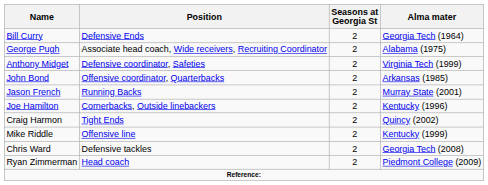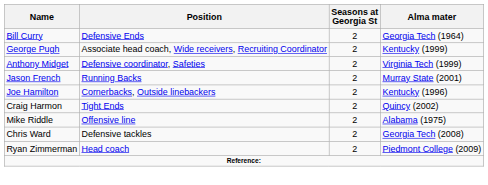(414, 50) Alabama (1975) -> (415, 50) Kentucky (1999)
- row: (28, 78)
(415, 135) Kentucky (1999) -> (414, 120) Alabama (1975)
